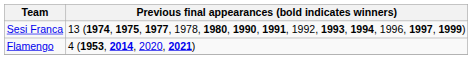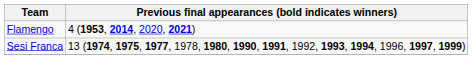rows swapped: (30, 46) <-> (35, 29)
